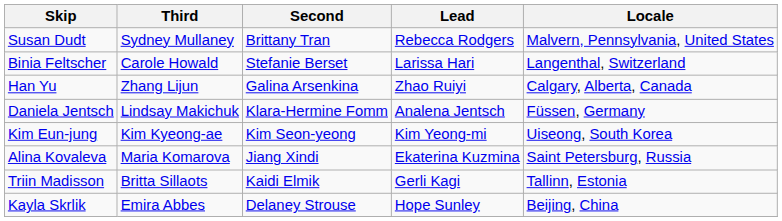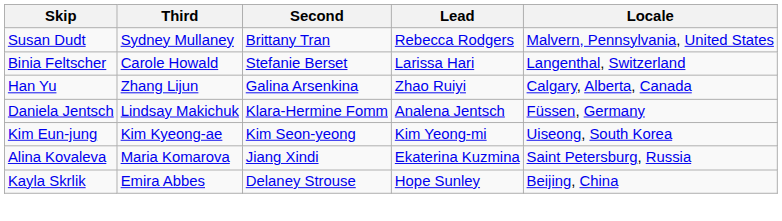- row: (56, 181)
